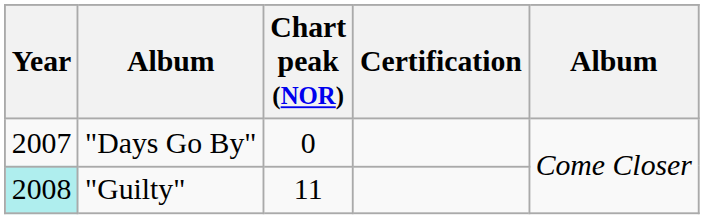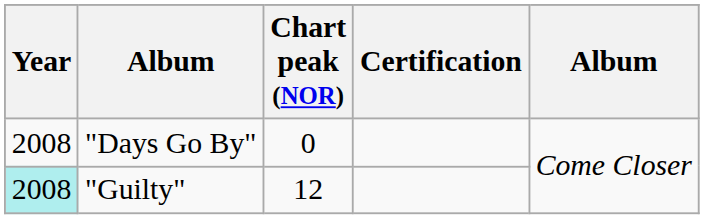(42, 142) 2007 -> (42, 142) 2008
(308, 189) 11 -> (308, 189) 12
